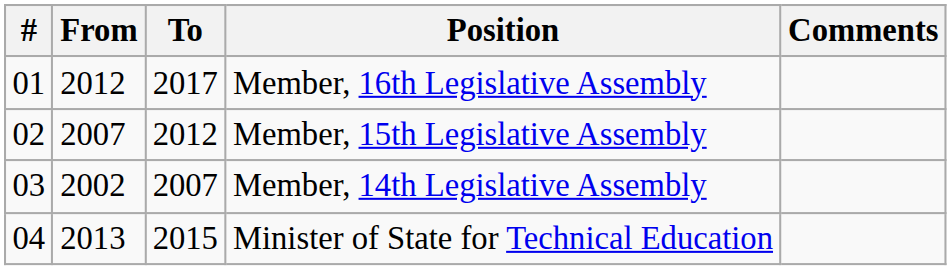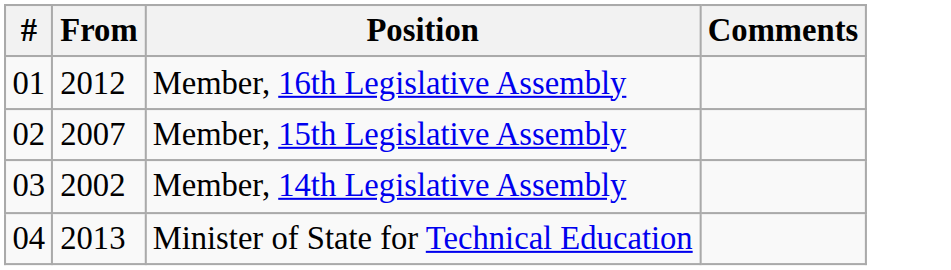- column: (185, 30)
